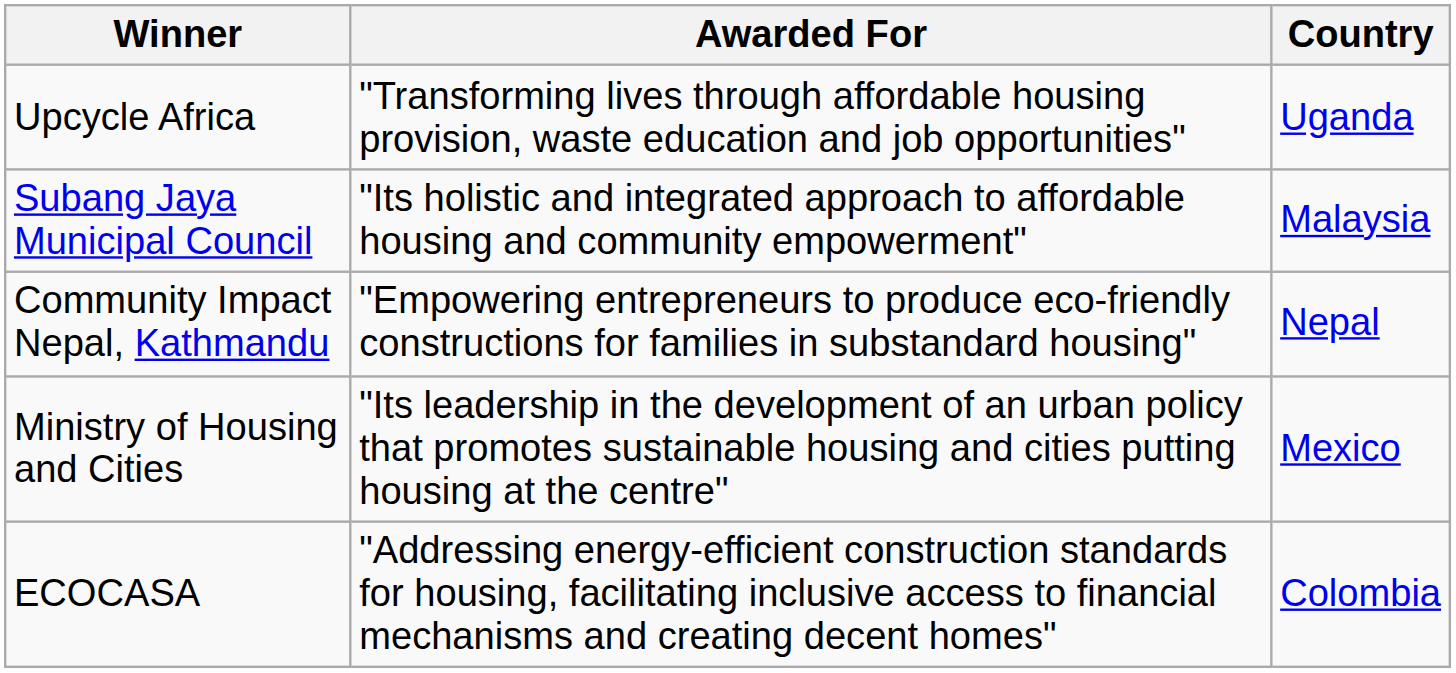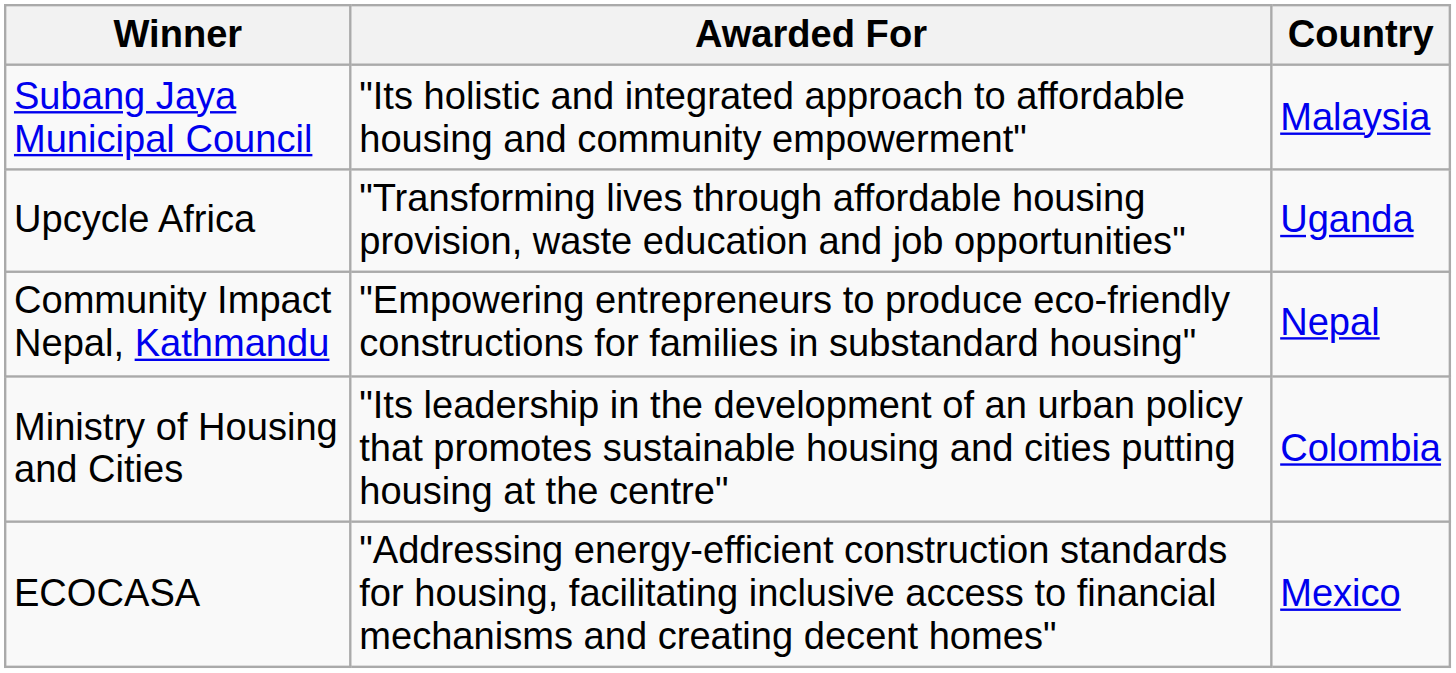rows swapped: (135, 116) <-> (163, 219)
(1340, 447) Mexico -> (1361, 447) Colombia
(1361, 593) Colombia -> (1340, 593) Mexico
